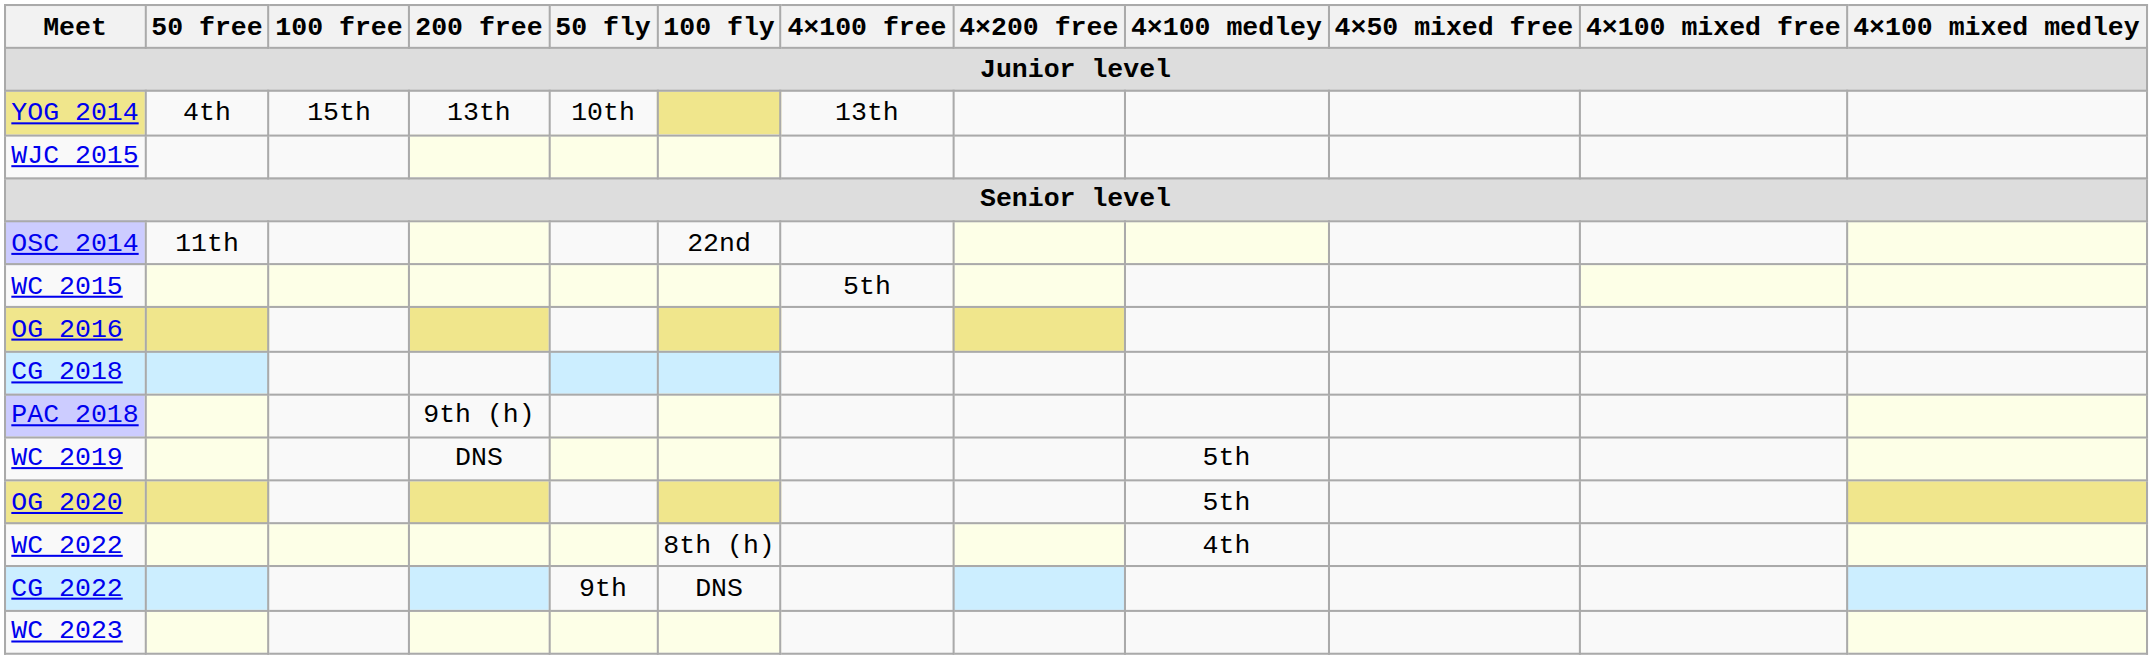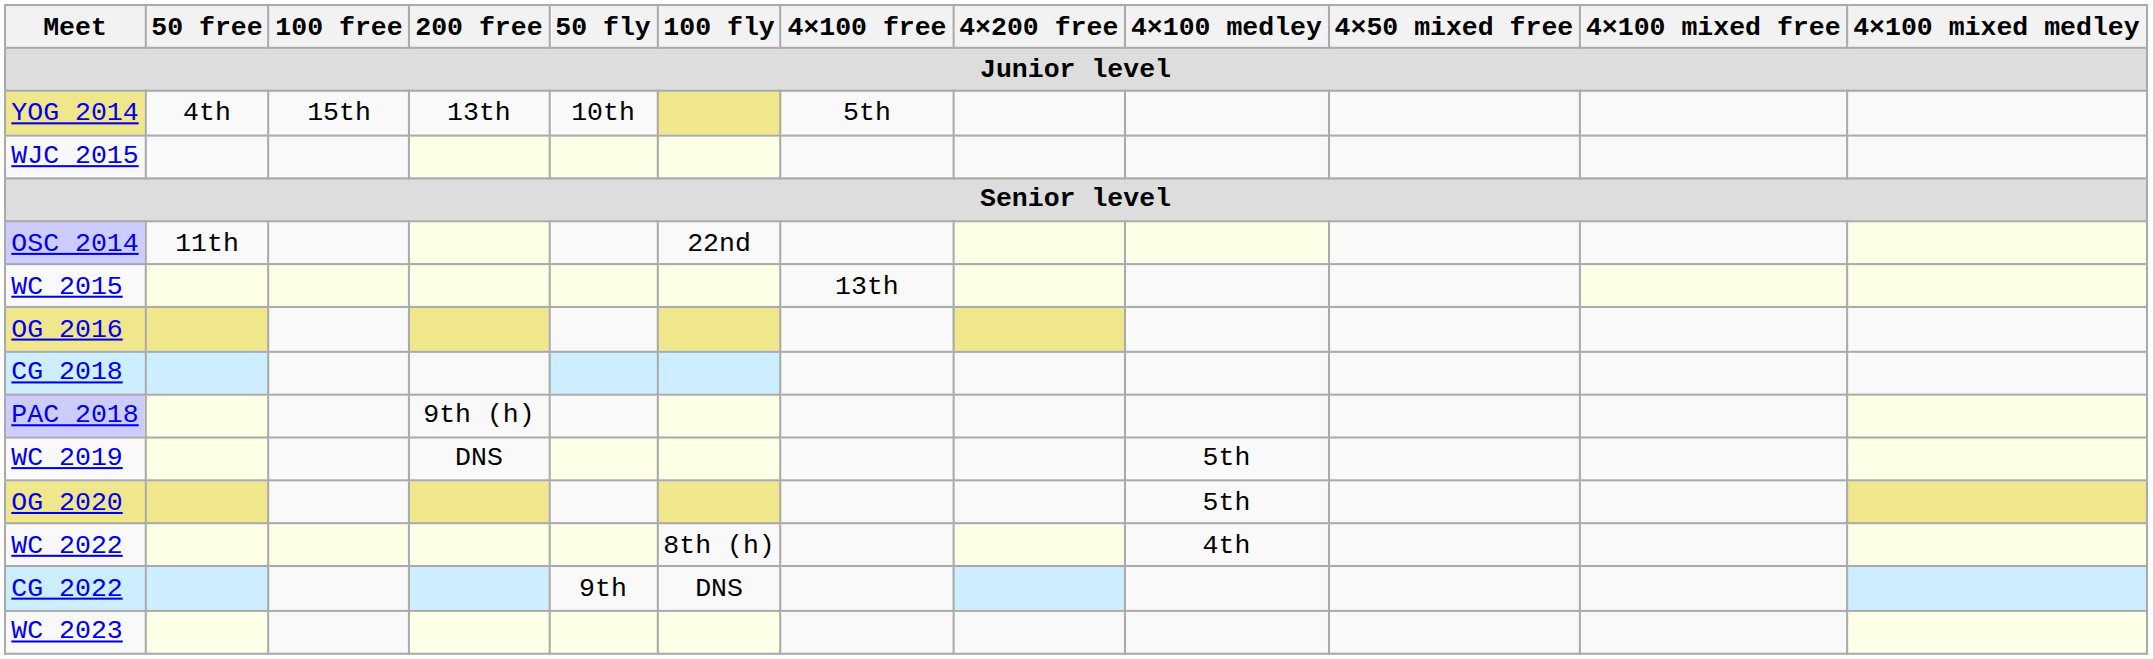(867, 113) 13th -> (867, 113) 5th
(867, 286) 5th -> (867, 286) 13th
